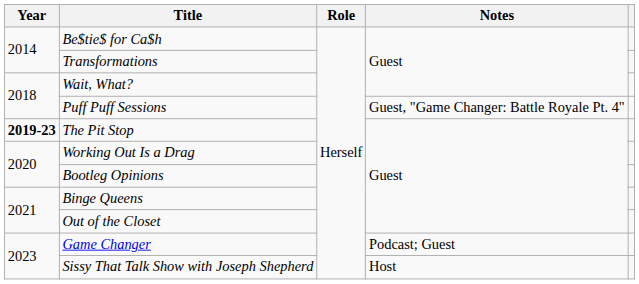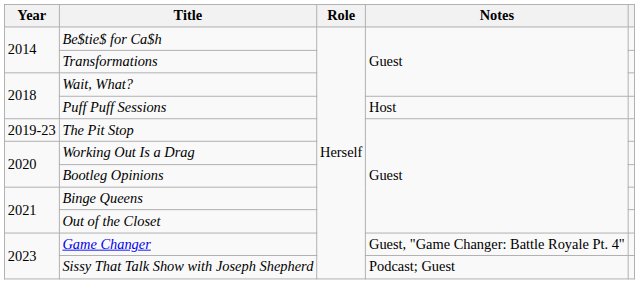(497, 107) Guest, "Game Changer: Battle Royale Pt. 4" -> (383, 107) Host
(32, 130) bold -> (32, 130) normal
(412, 244) Podcast; Guest -> (497, 244) Guest, "Game Changer: Battle Royale Pt. 4"
(383, 267) Host -> (412, 267) Podcast; Guest
